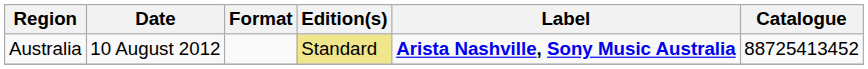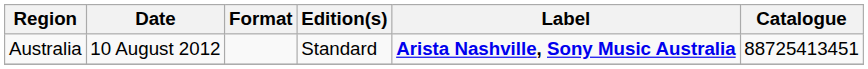(339, 49) khaki background -> (339, 49) no background
(802, 49) 88725413452 -> (802, 49) 88725413451
